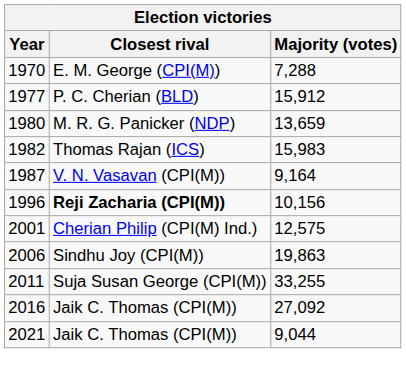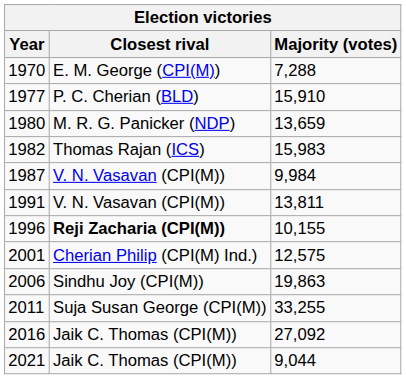(300, 96) 15,912 -> (300, 96) 15,910
(295, 176) 9,164 -> (295, 176) 9,984
+ row: (27, 202)
(300, 202) 10,156 -> (300, 228) 10,155
